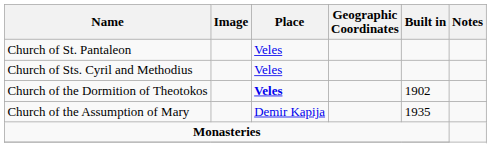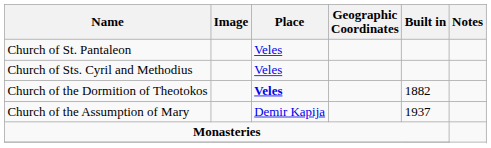(418, 91) 1902 -> (418, 91) 1882
(418, 111) 1935 -> (418, 111) 1937
